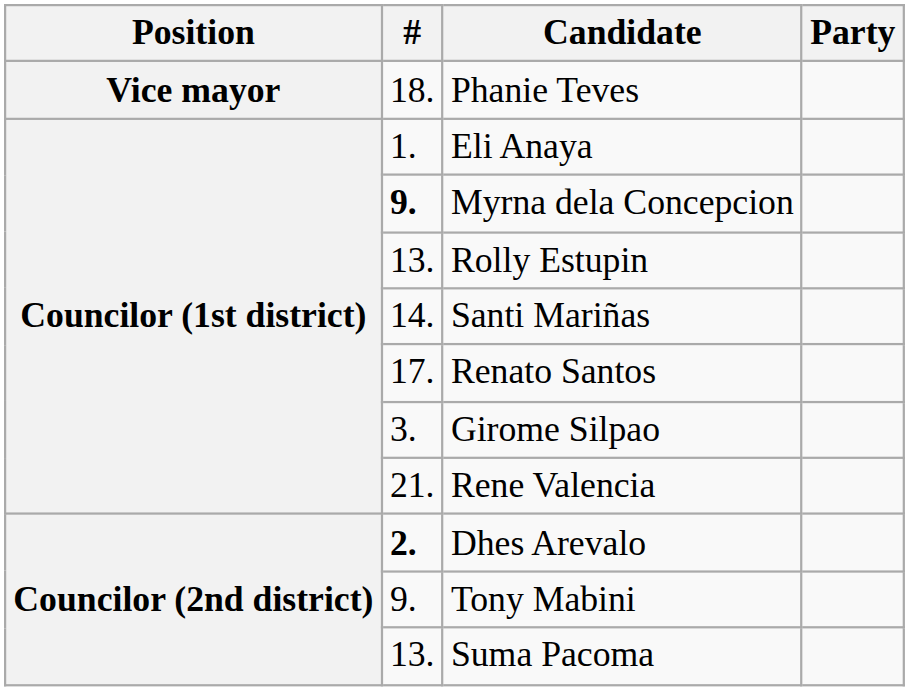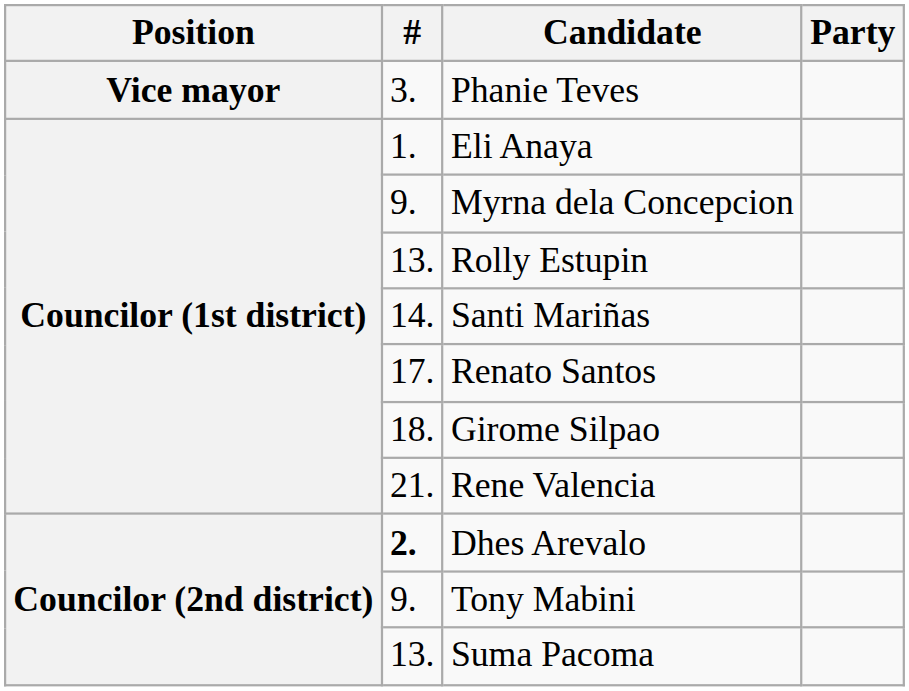(412, 89) 18. -> (403, 89) 3.
(403, 202) bold -> (403, 202) normal
(403, 428) 3. -> (412, 428) 18.
